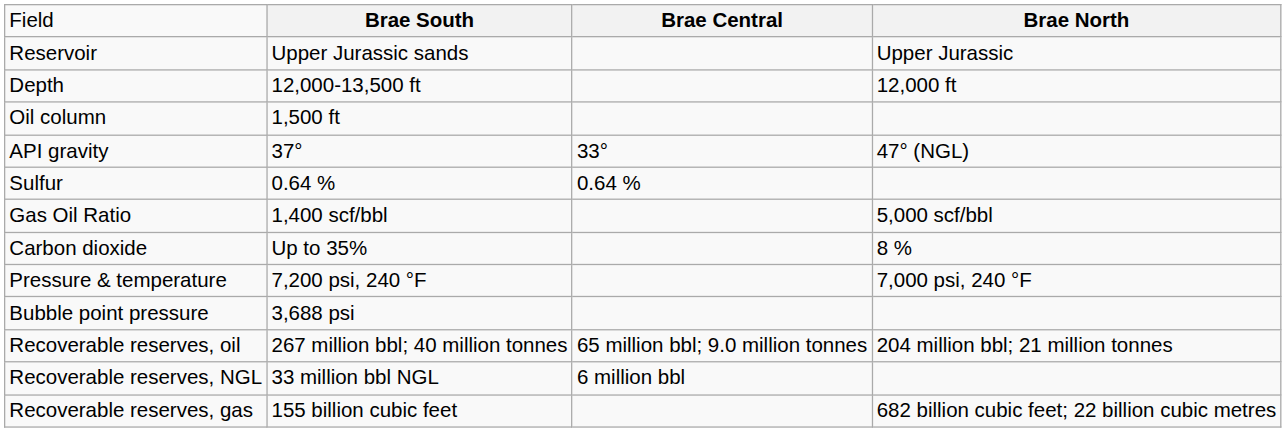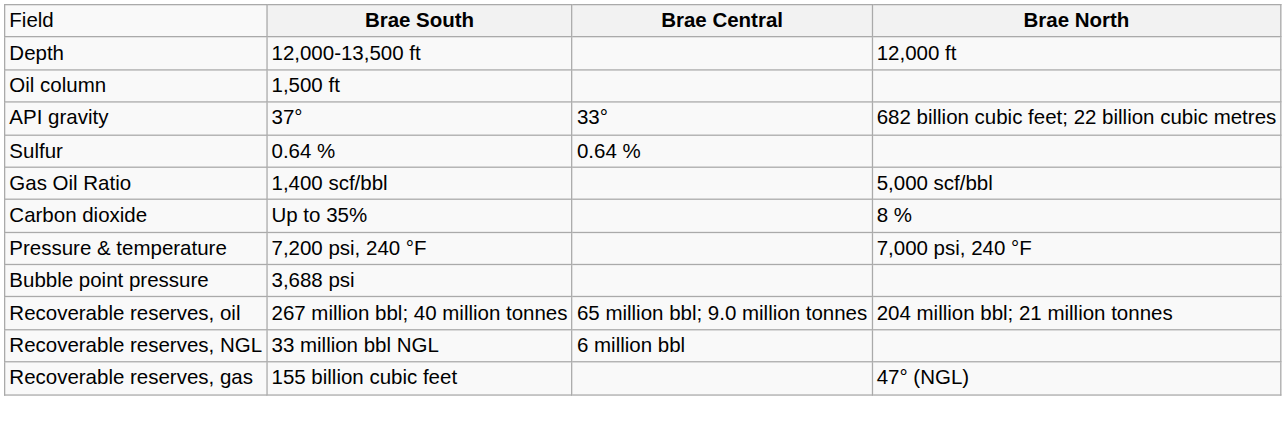- row: (53, 53)
(923, 150) 47° (NGL) -> (1076, 118) 682 billion cubic feet; 22 billion cubic metres
(1076, 410) 682 billion cubic feet; 22 billion cubic metres -> (923, 378) 47° (NGL)
